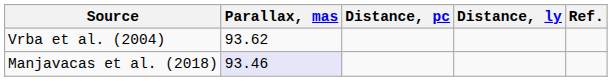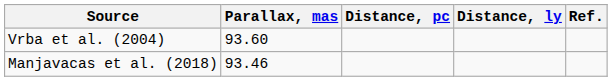(247, 40) 93.62 -> (247, 40) 93.60
(247, 64) lavender background -> (247, 64) no background
